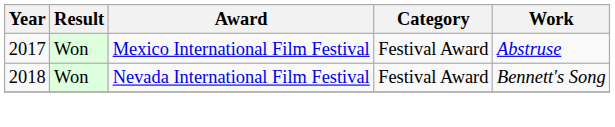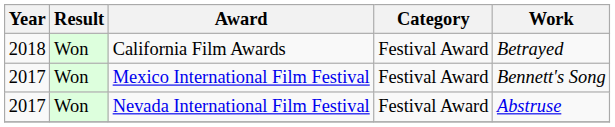+ row: (199, 48)
(529, 48) Abstruse -> (551, 77) Bennett's Song
(27, 77) 2018 -> (27, 106) 2017
(551, 77) Bennett's Song -> (529, 106) Abstruse
